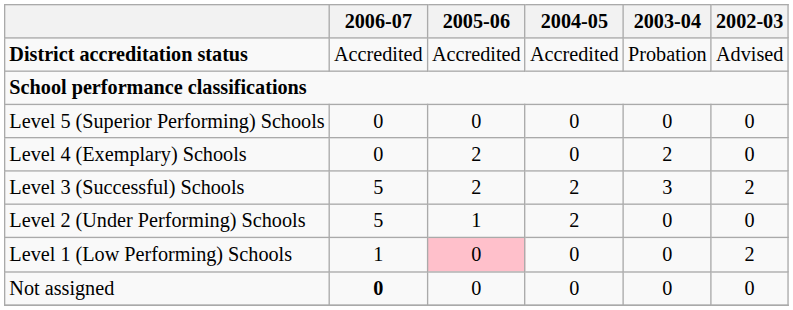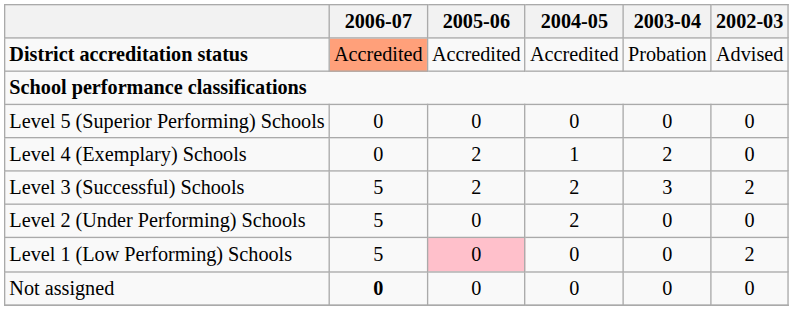(378, 54) no background -> (378, 54) lightsalmon background
(574, 154) 0 -> (574, 154) 1
(476, 221) 1 -> (476, 221) 0
(378, 254) 1 -> (378, 254) 5
